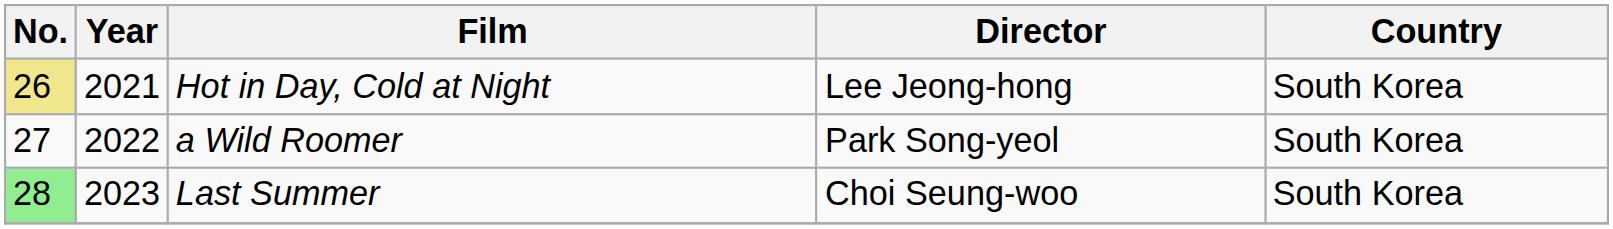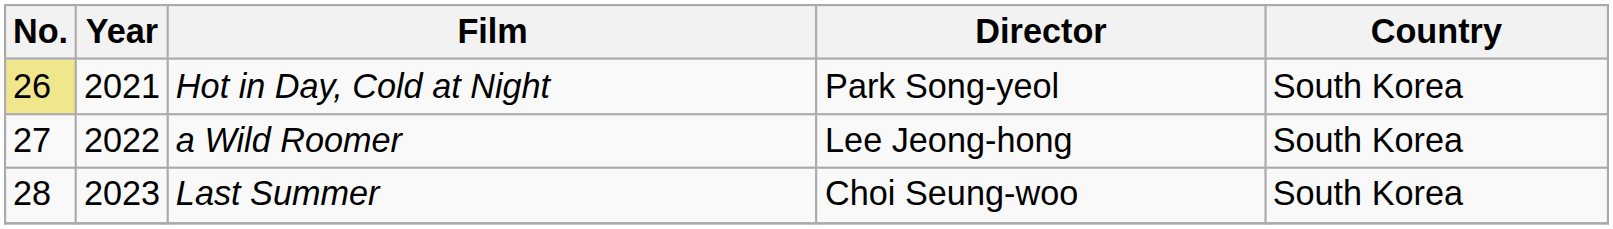(949, 85) Lee Jeong-hong -> (942, 85) Park Song-yeol
(942, 140) Park Song-yeol -> (949, 140) Lee Jeong-hong
(32, 194) lightgreen background -> (32, 194) no background
